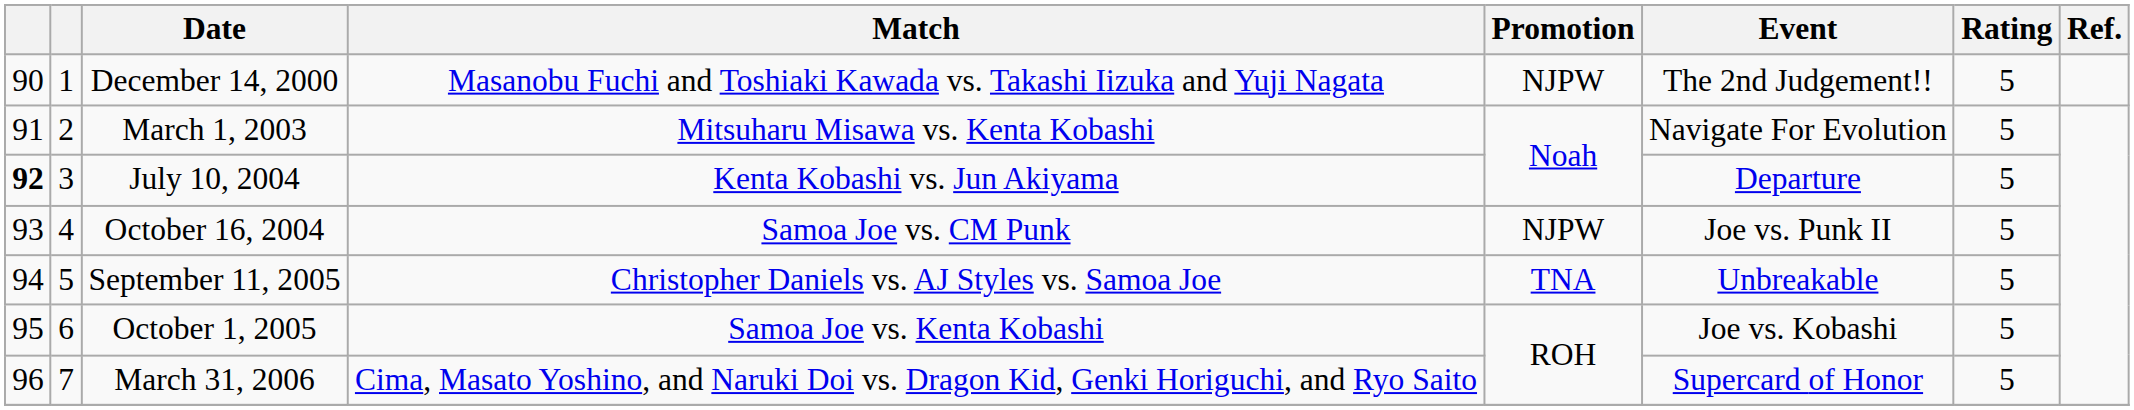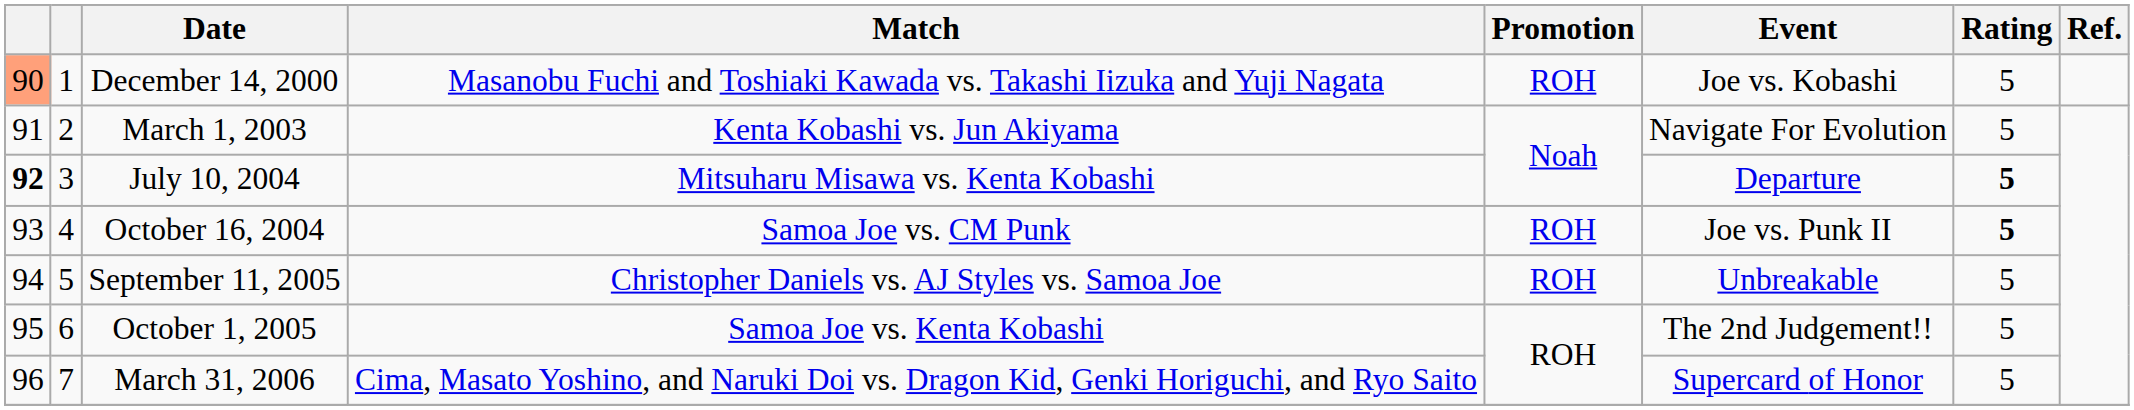(28, 79) no background -> (28, 79) lightsalmon background
(1563, 79) NJPW -> (1563, 79) ROH
(1798, 79) The 2nd Judgement!! -> (1798, 79) Joe vs. Kobashi
(916, 129) Mitsuharu Misawa vs. Kenta Kobashi -> (916, 129) Kenta Kobashi vs. Jun Akiyama
(916, 179) Kenta Kobashi vs. Jun Akiyama -> (916, 179) Mitsuharu Misawa vs. Kenta Kobashi
(2007, 179) normal -> (2007, 179) bold
(1563, 229) NJPW -> (1563, 229) ROH
(2007, 229) normal -> (2007, 229) bold
(1563, 279) TNA -> (1563, 279) ROH
(1798, 329) Joe vs. Kobashi -> (1798, 329) The 2nd Judgement!!
